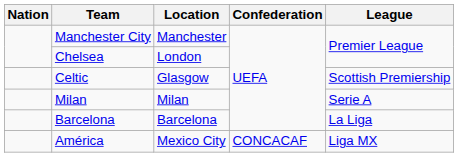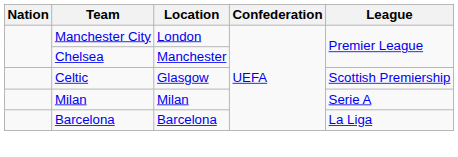(192, 36) Manchester -> (179, 36) London
(179, 57) London -> (192, 57) Manchester
- row: (79, 141)
